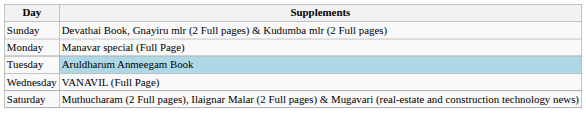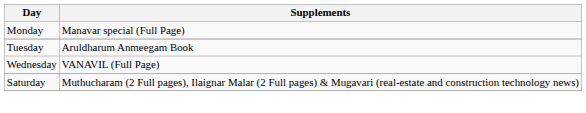- row: (23, 30)
(128, 64) lightblue background -> (128, 47) no background
